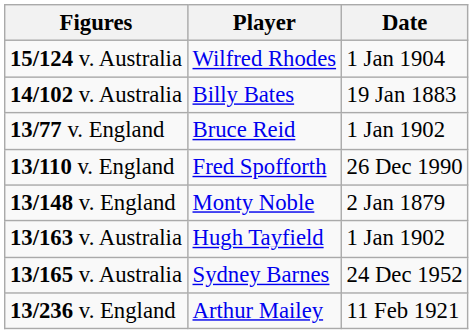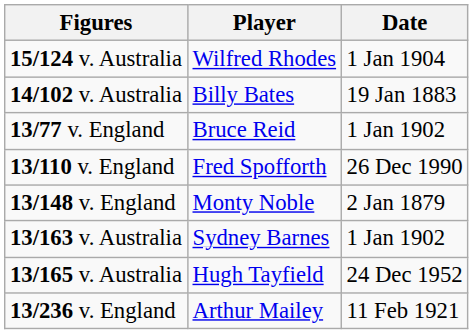(258, 238) Hugh Tayfield -> (261, 238) Sydney Barnes
(261, 274) Sydney Barnes -> (258, 274) Hugh Tayfield
